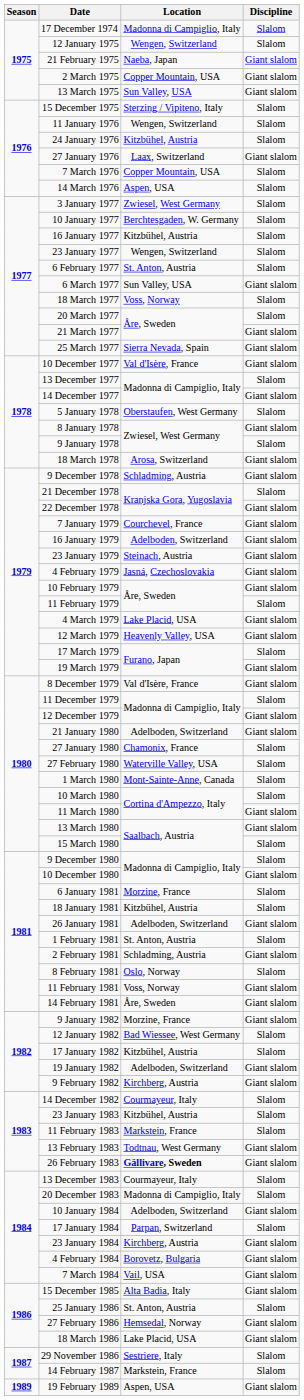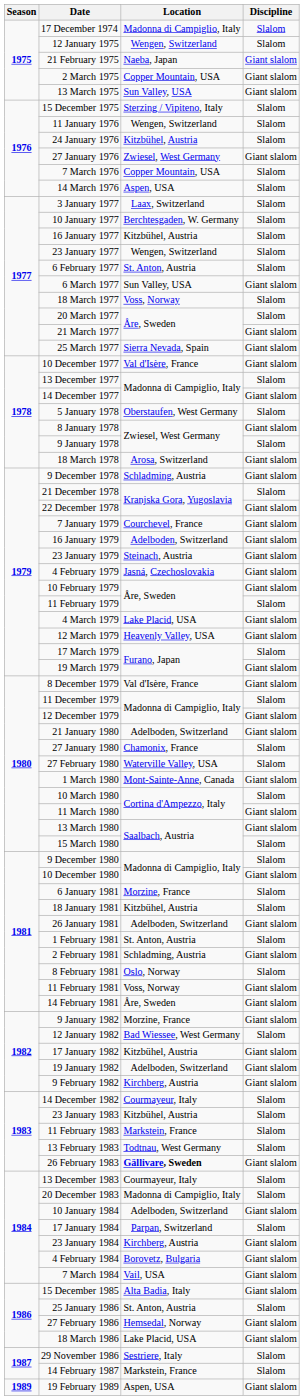(164, 156) Laax, Switzerland -> (172, 156) Zwiesel, West Germany
(172, 204) Zwiesel, West Germany -> (164, 204) Laax, Switzerland
(271, 779) Slalom -> (271, 779) Giant slalom
(271, 1051) Slalom -> (271, 1051) Giant slalom
(271, 1147) Giant slalom -> (271, 1147) Slalom
